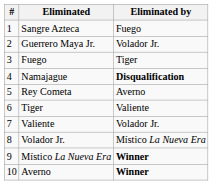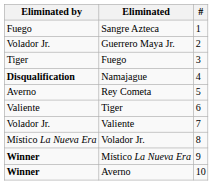columns swapped: (12, 12) <-> (161, 12)
